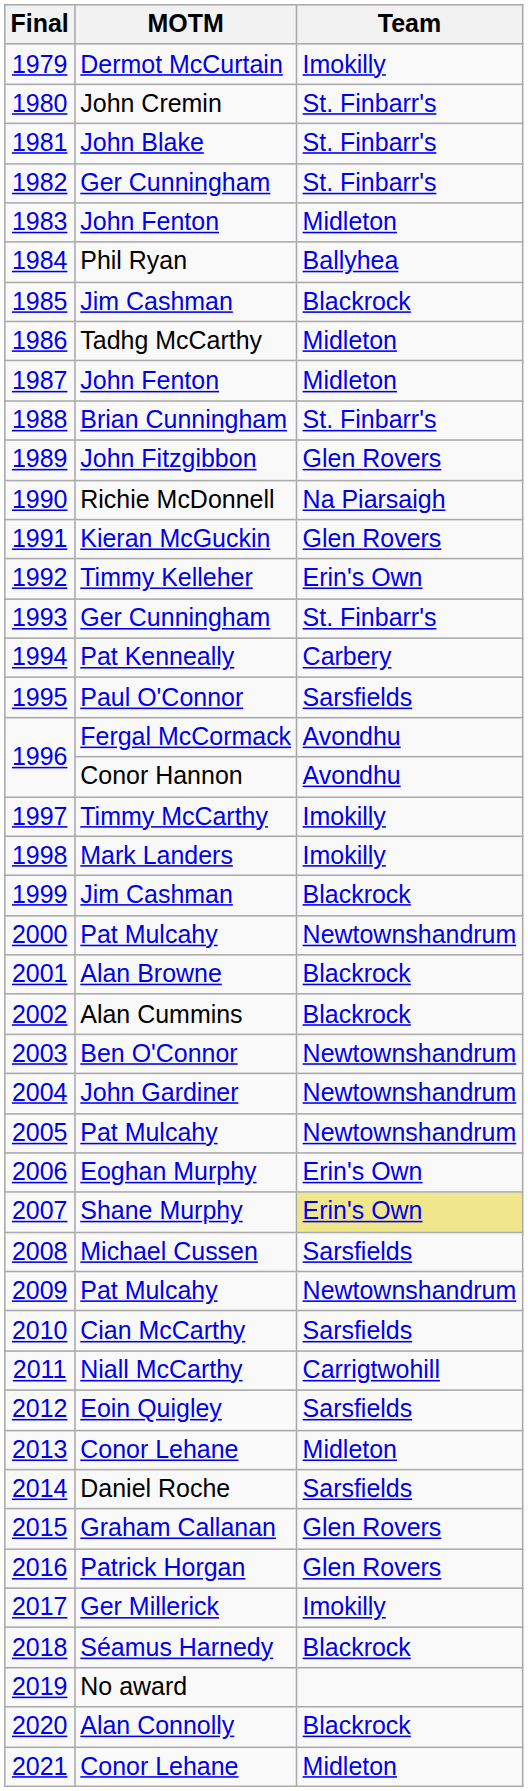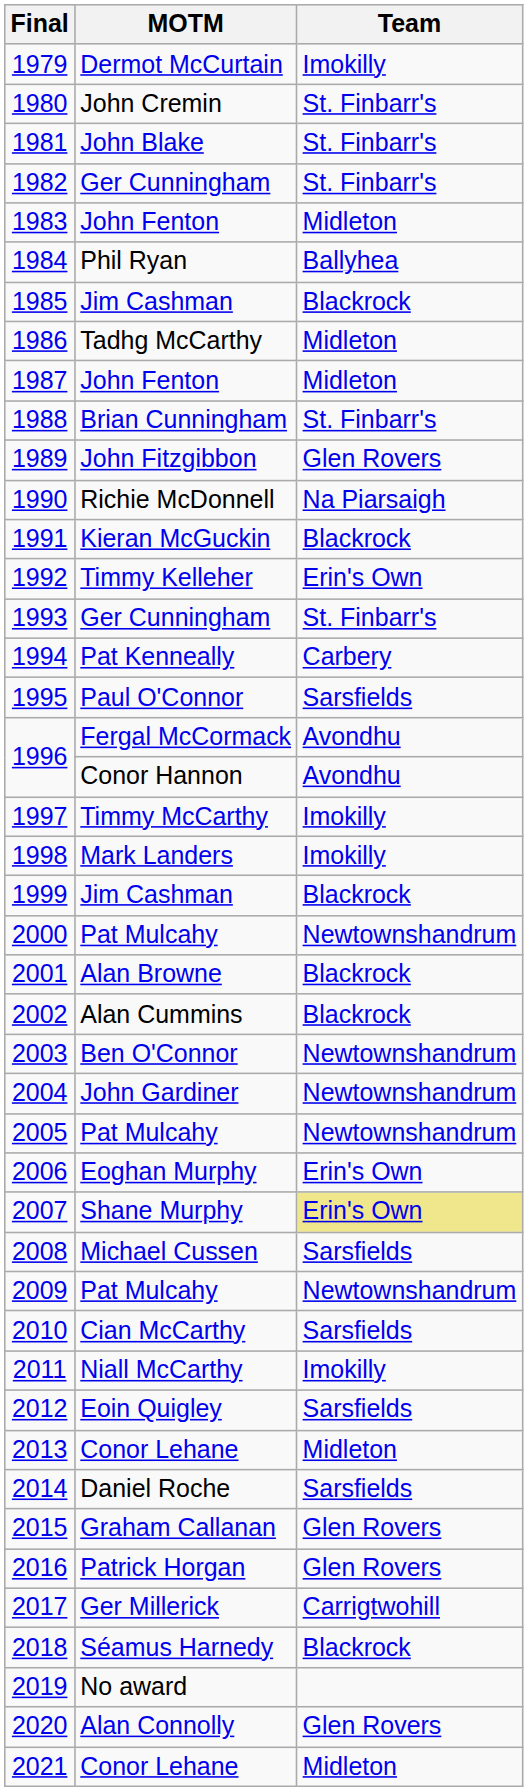(372, 538) Glen Rovers -> (357, 538) Blackrock
(371, 1370) Carrigtwohill -> (344, 1370) Imokilly
(344, 1607) Imokilly -> (371, 1607) Carrigtwohill
(357, 1726) Blackrock -> (372, 1726) Glen Rovers
